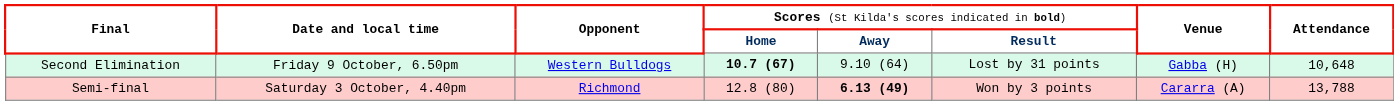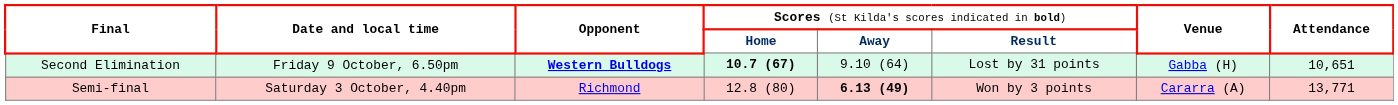(610, 65) normal -> (610, 65) bold
(1331, 65) 10,648 -> (1331, 65) 10,651
(1331, 88) 13,788 -> (1331, 88) 13,771
